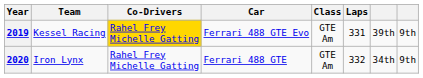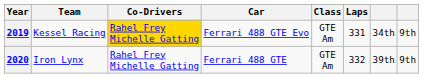(384, 33) 39th -> (384, 33) 34th
(384, 59) 34th -> (384, 59) 39th
